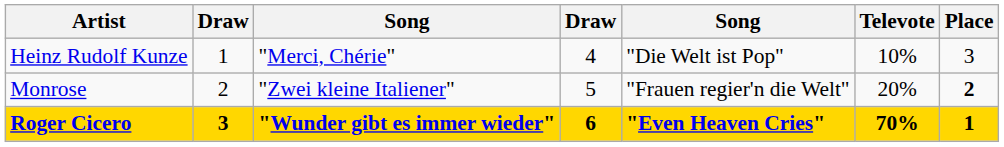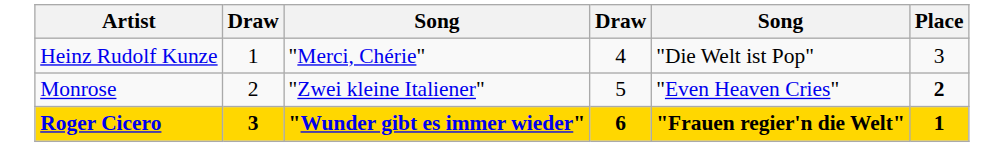- column: (897, 21)
(738, 89) "Frauen regier'n die Welt" -> (748, 89) "Even Heaven Cries"
(726, 123) "Even Heaven Cries" -> (781, 123) "Frauen regier'n die Welt"
